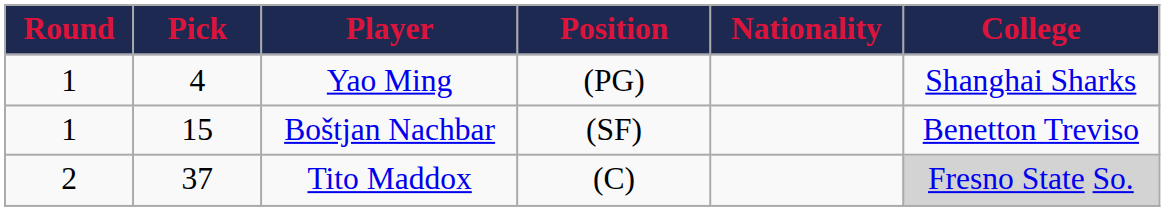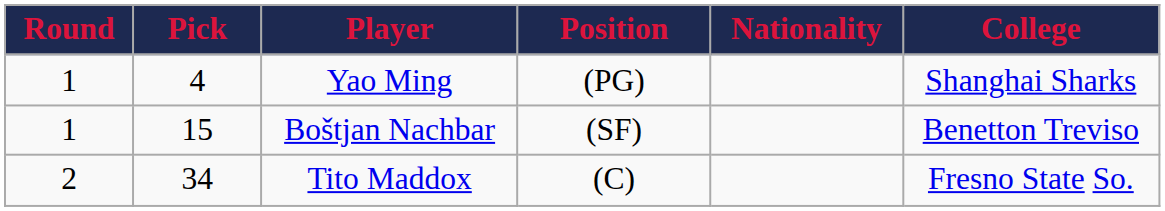(197, 179) 37 -> (197, 179) 34
(1031, 179) lightgrey background -> (1031, 179) no background
